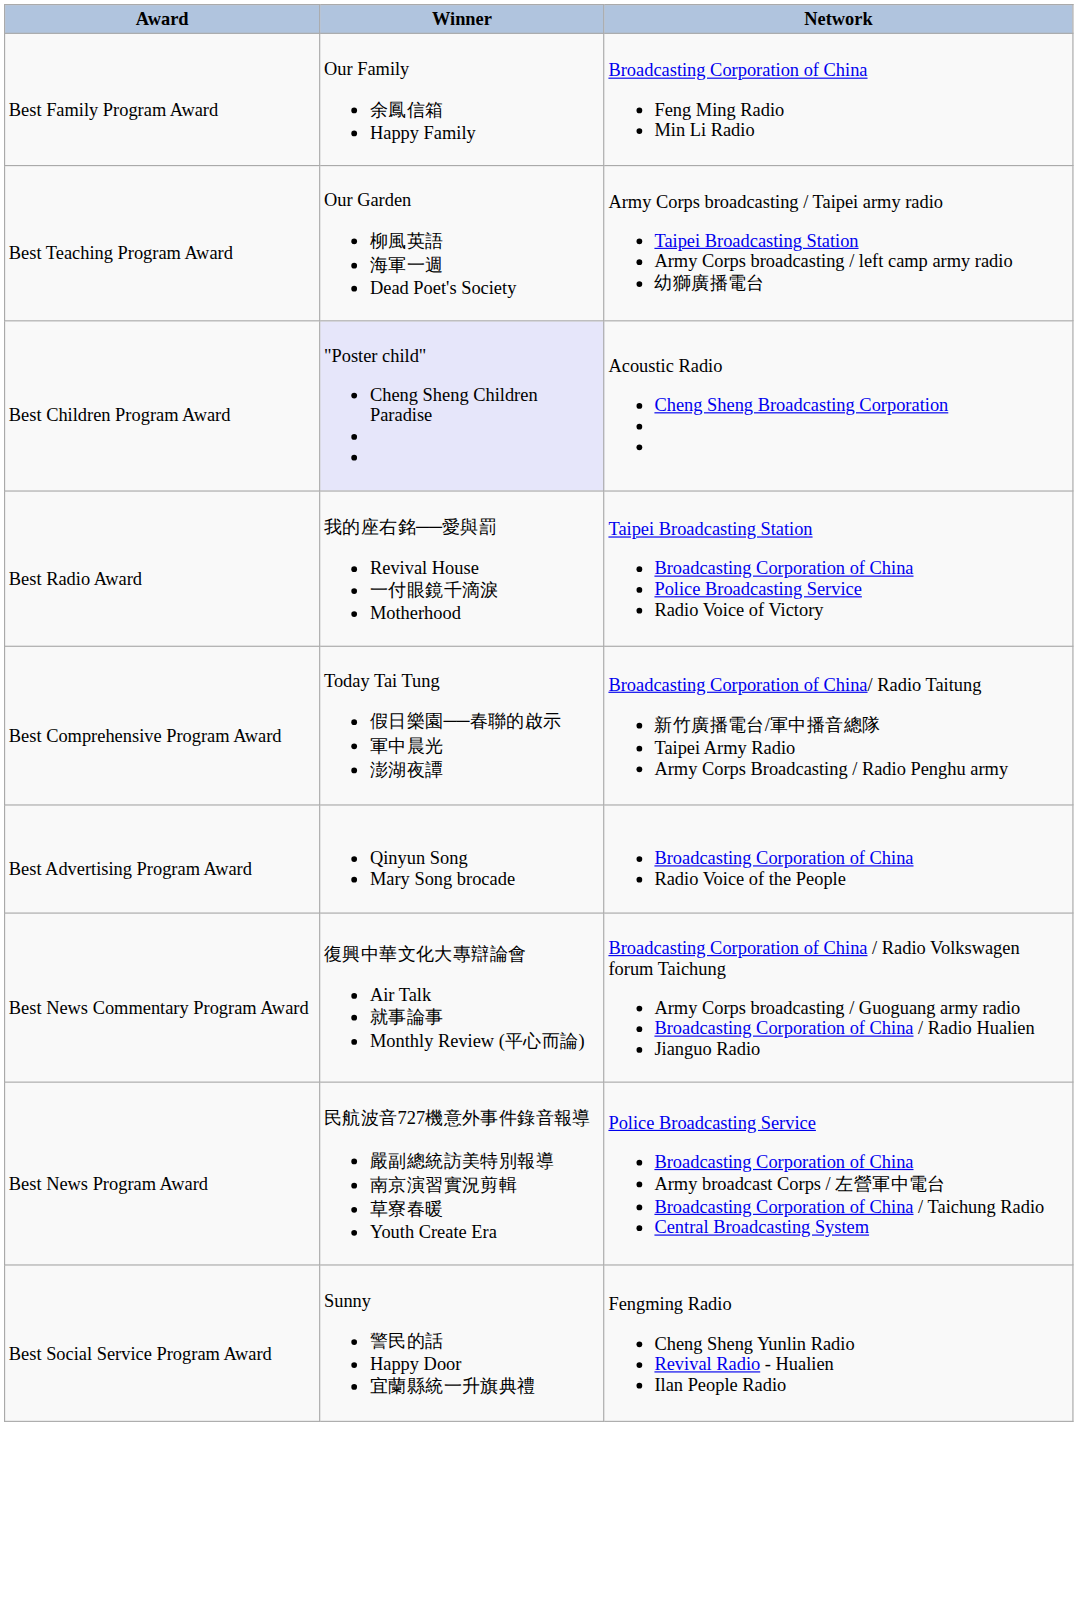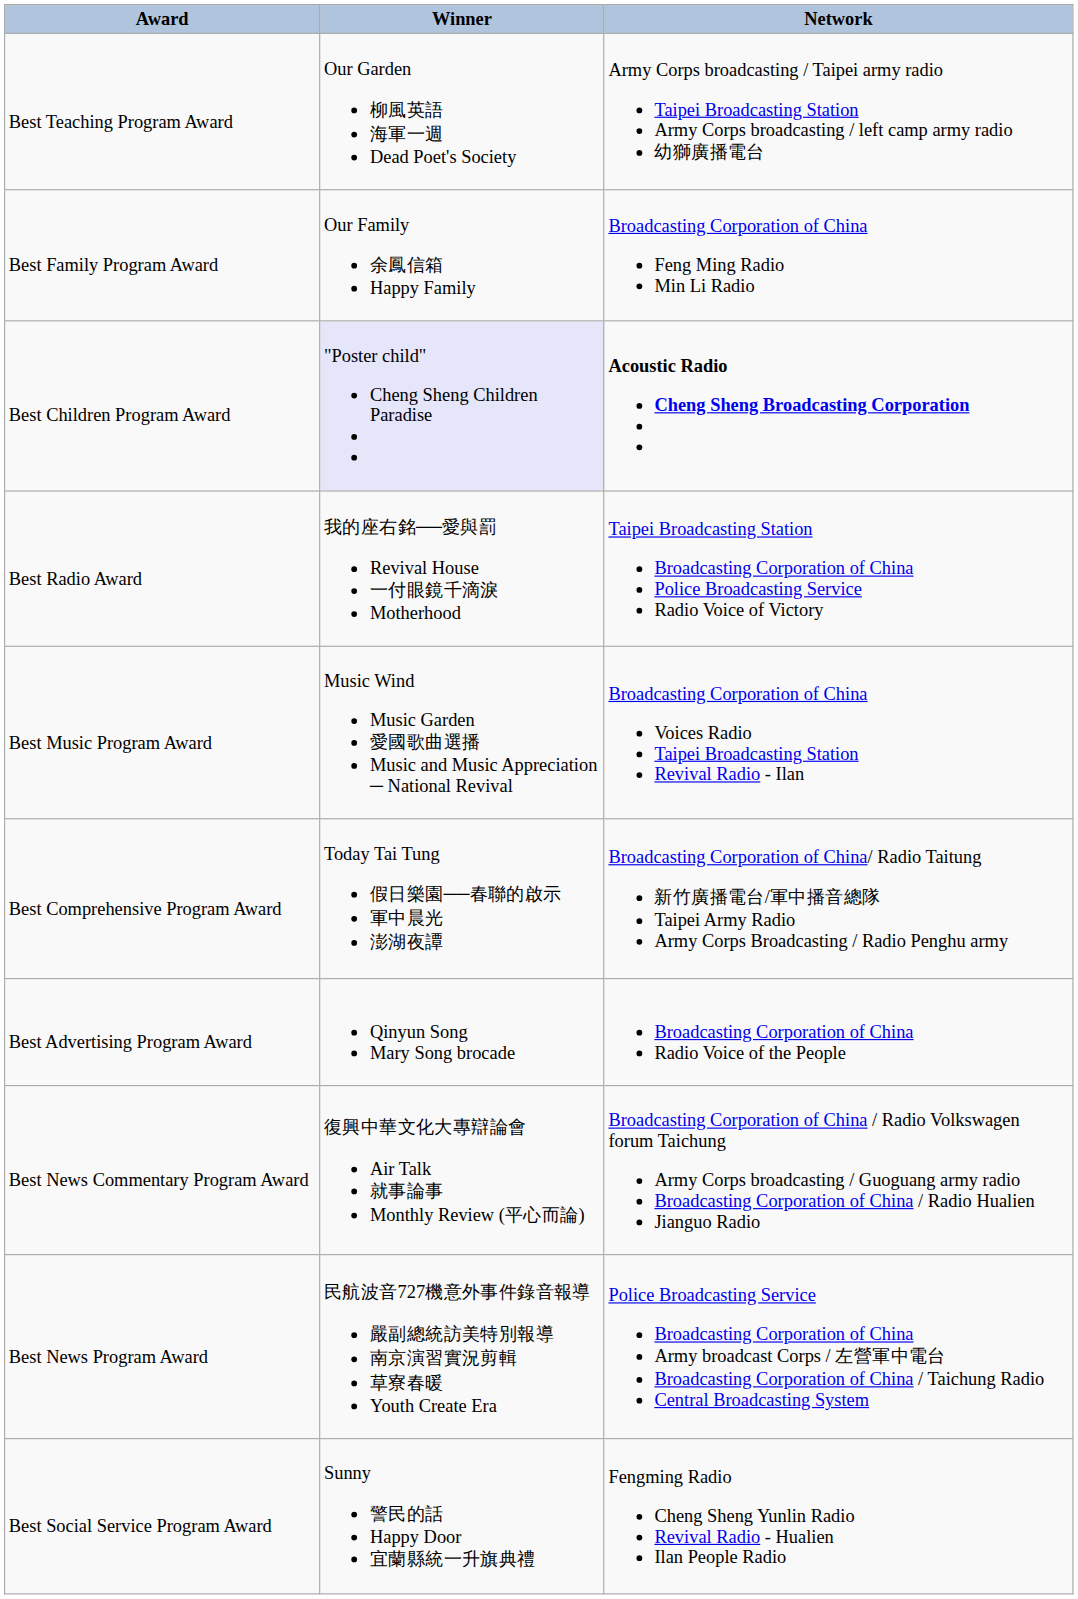rows swapped: (121, 253) <-> (114, 109)
(838, 407) normal -> (838, 407) bold
+ row: (110, 742)
